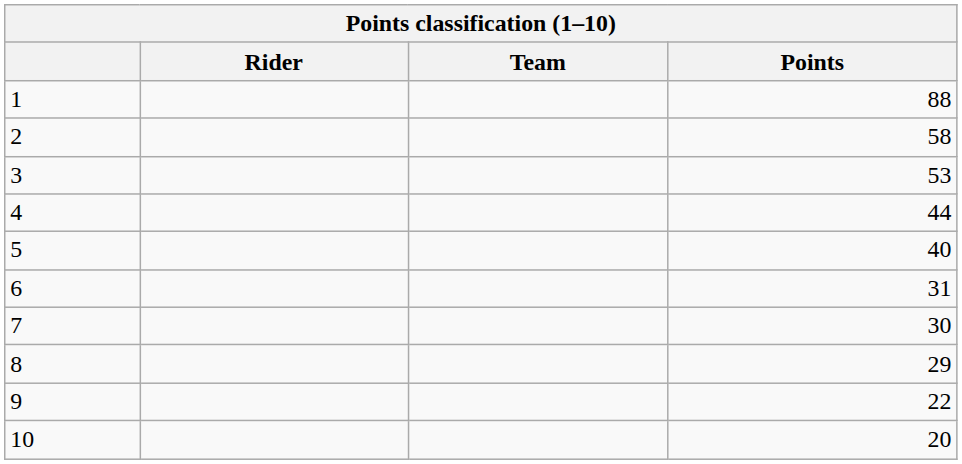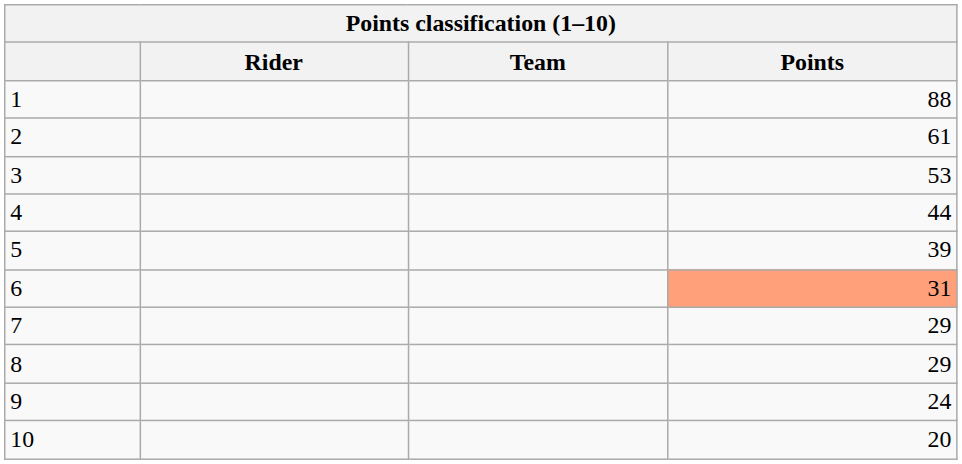(939, 136) 58 -> (939, 136) 61
(939, 250) 40 -> (939, 250) 39
(939, 288) no background -> (939, 288) lightsalmon background
(939, 325) 30 -> (939, 325) 29
(939, 401) 22 -> (939, 401) 24
